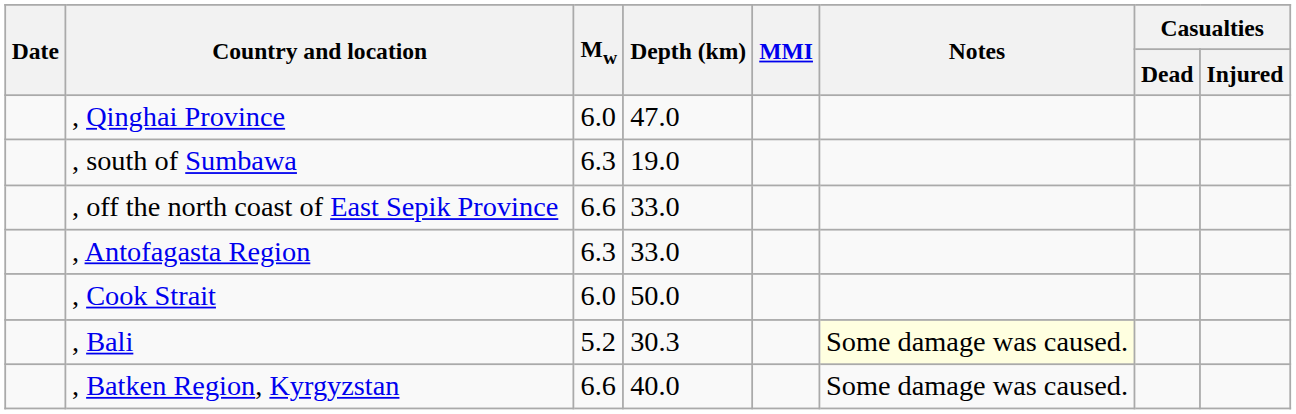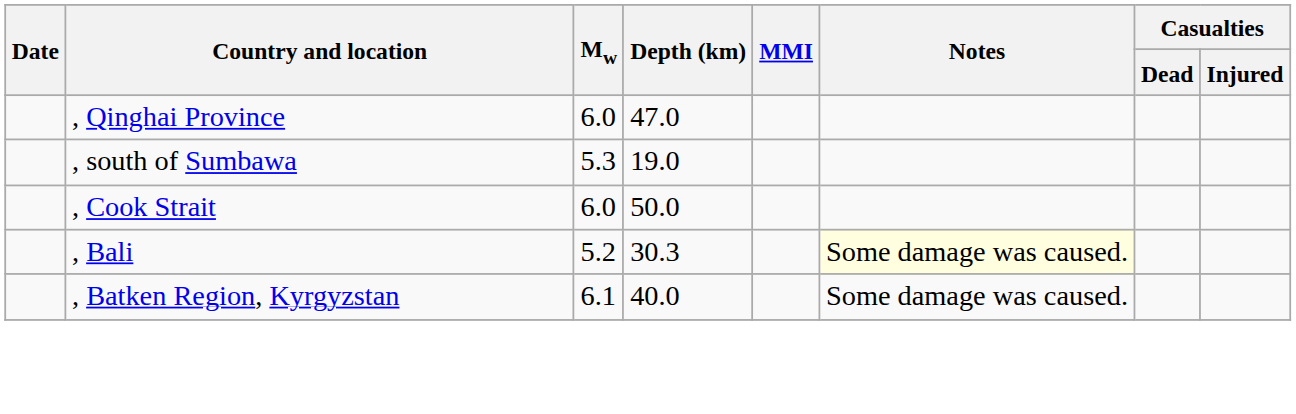(598, 161) 6.3 -> (598, 161) 5.3
- row: (315, 206)
- row: (191, 251)
(598, 386) 6.6 -> (598, 296) 6.1
